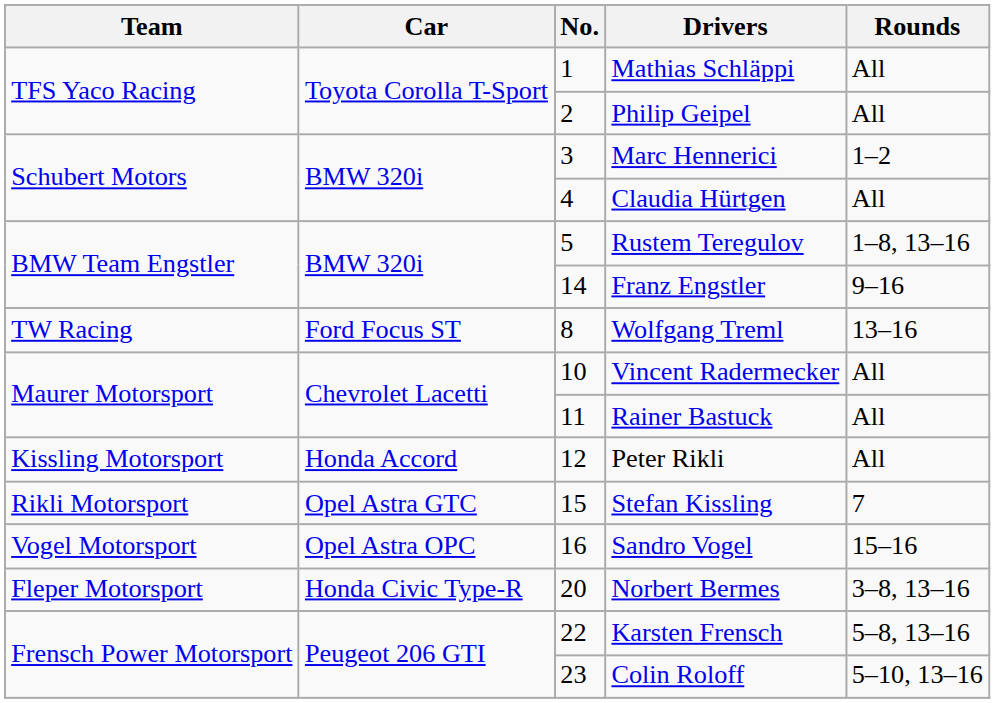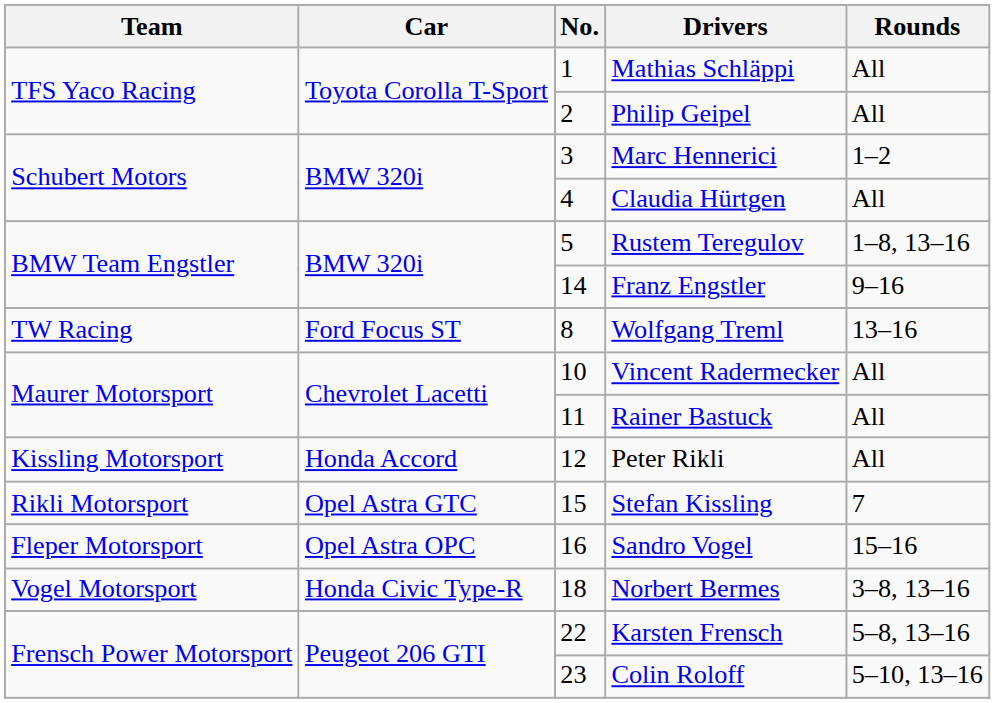(104, 545) Vogel Motorsport -> (107, 545) Fleper Motorsport
(107, 588) Fleper Motorsport -> (104, 588) Vogel Motorsport
(573, 588) 20 -> (573, 588) 18
